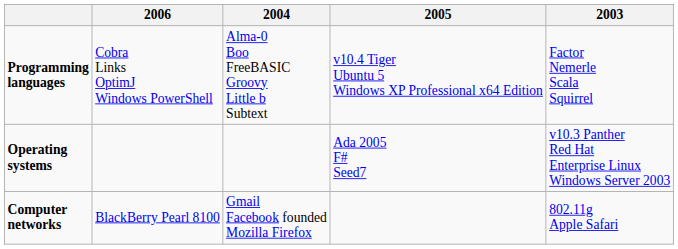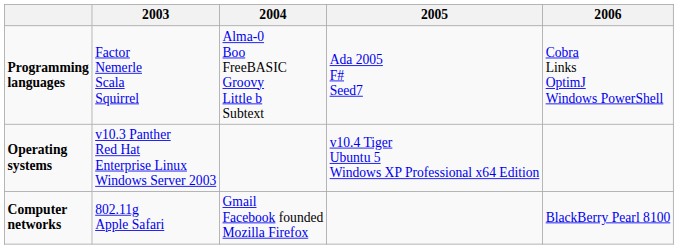columns swapped: (610, 15) <-> (157, 15)
(438, 75) v10.4 Tiger Ubuntu 5 Windows XP Professional x64 Edition -> (356, 75) Ada 2005 F# Seed7
(360, 157) Ada 2005 F# Seed7 -> (435, 157) v10.4 Tiger Ubuntu 5 Windows XP Professional x64 Edition
